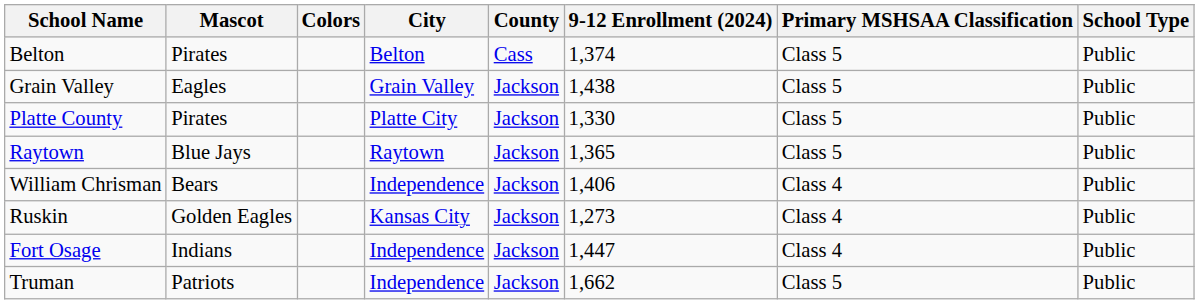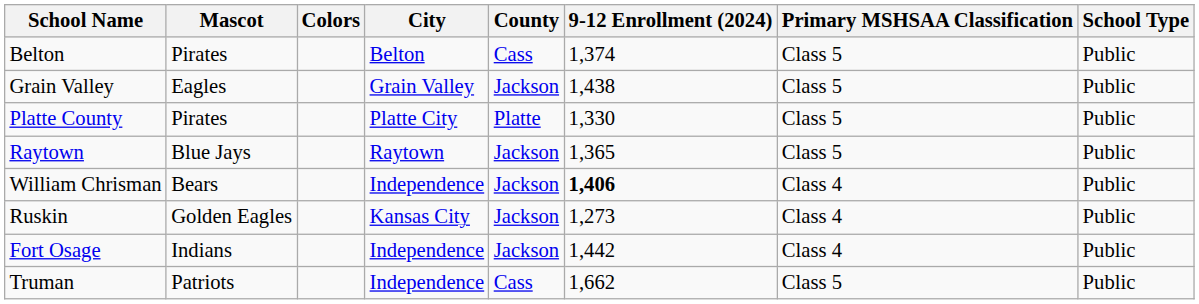(526, 119) Jackson -> (517, 119) Platte
(592, 184) normal -> (592, 184) bold
(592, 250) 1,447 -> (592, 250) 1,442
(526, 282) Jackson -> (513, 282) Cass
